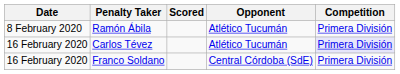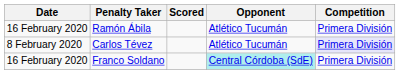(44, 28) 8 February 2020 -> (47, 28) 16 February 2020
(47, 45) 16 February 2020 -> (44, 45) 8 February 2020
(261, 61) no background -> (261, 61) paleturquoise background
